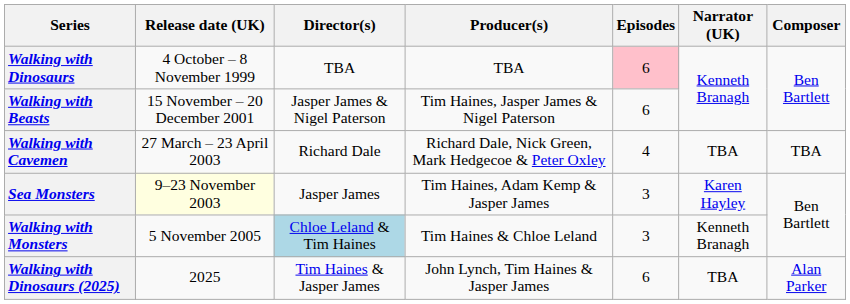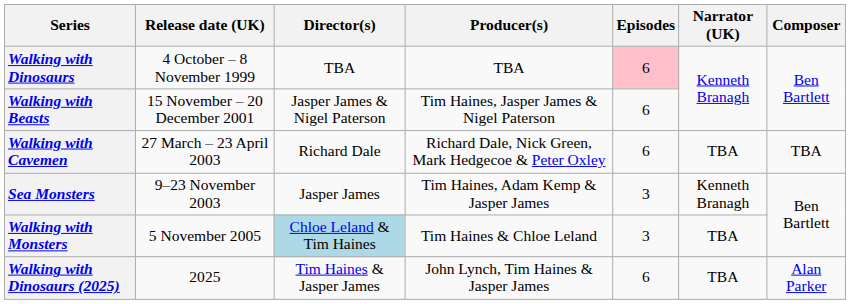(646, 151) 4 -> (646, 151) 6
(205, 193) lightyellow background -> (205, 193) no background
(723, 193) Karen Hayley -> (723, 193) Kenneth Branagh
(723, 235) Kenneth Branagh -> (723, 235) TBA
